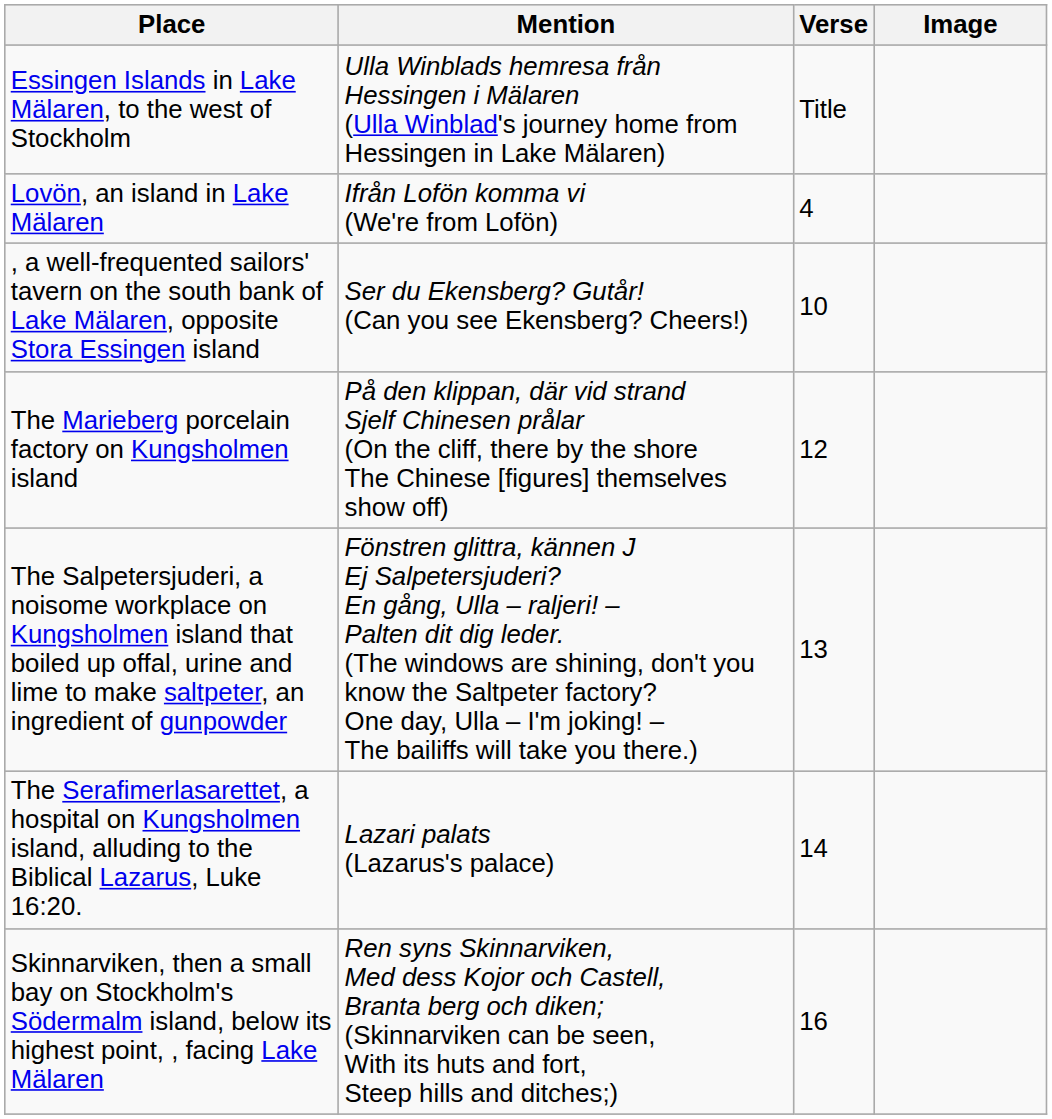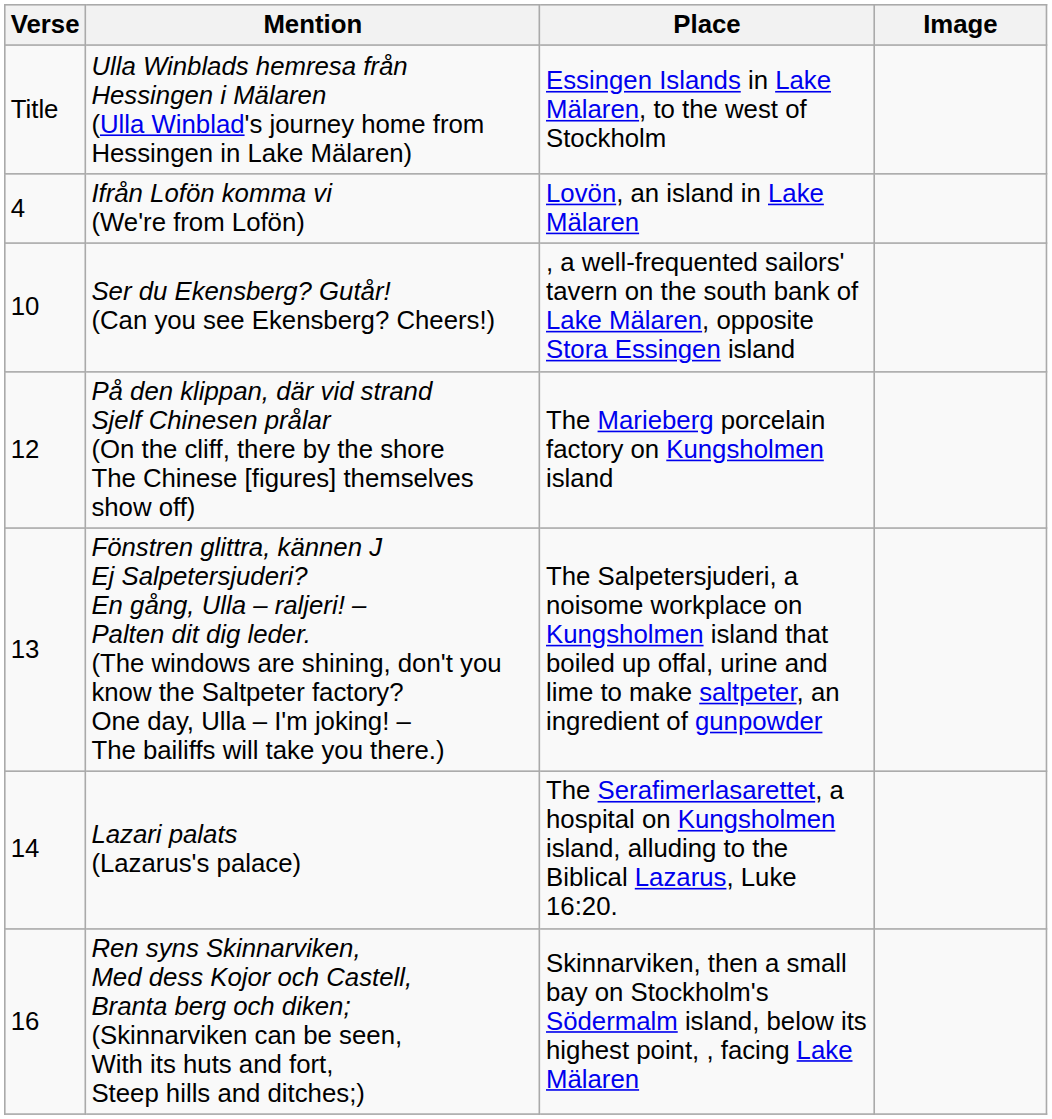columns swapped: (834, 24) <-> (172, 24)
